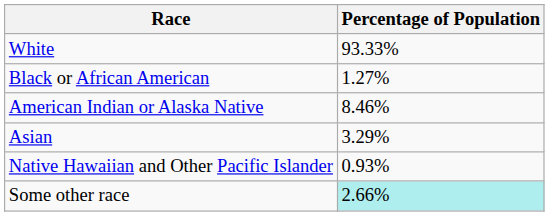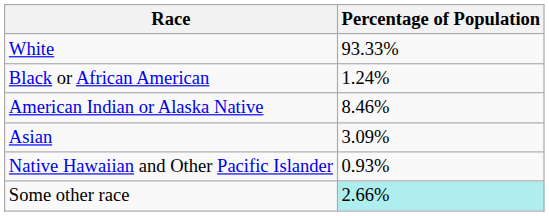(366, 78) 1.27% -> (366, 78) 1.24%
(366, 136) 3.29% -> (366, 136) 3.09%
